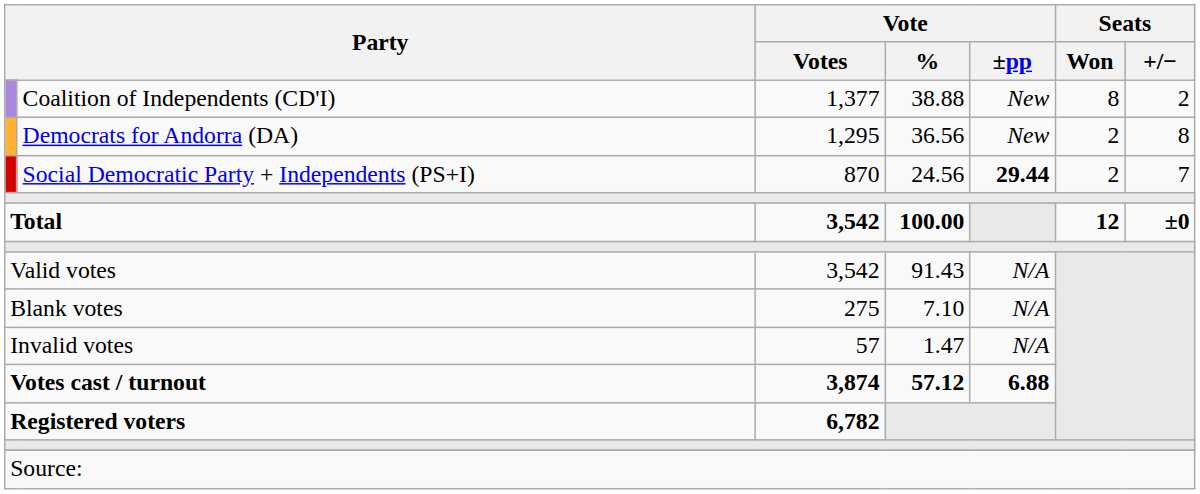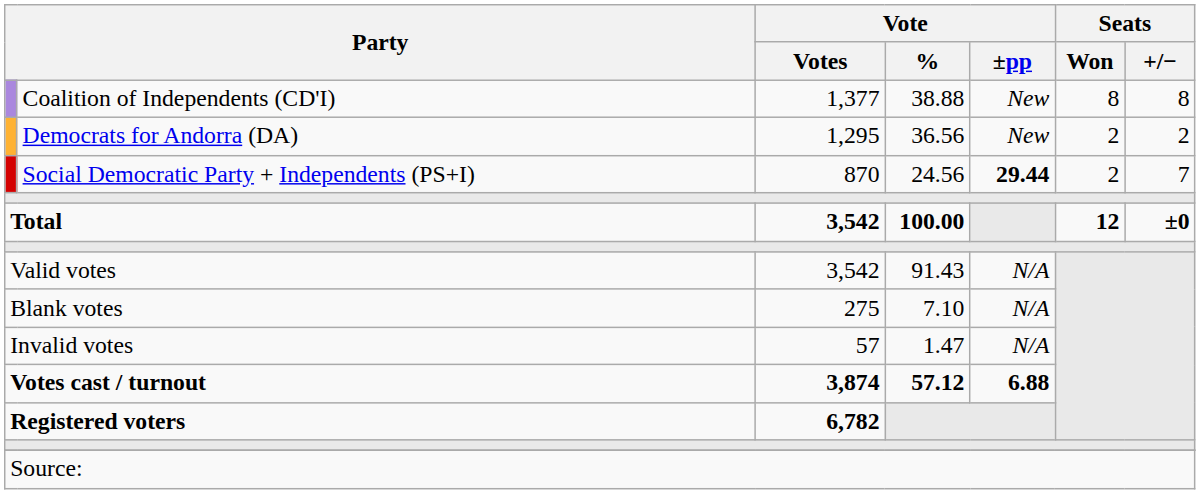(1184, 98) 2 -> (1184, 98) 8
(1184, 135) 8 -> (1184, 135) 2
